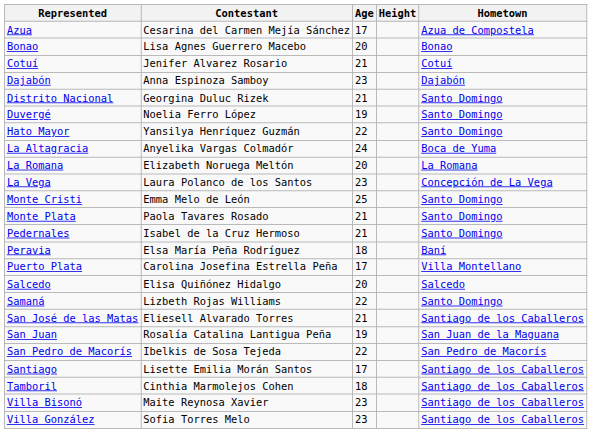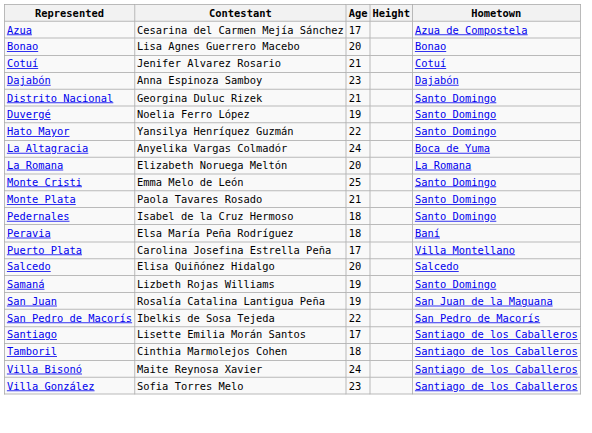- row: (29, 182)
(361, 233) 21 -> (355, 216) 18
(361, 301) 22 -> (355, 284) 19
- row: (73, 318)
(361, 403) 23 -> (355, 369) 24
